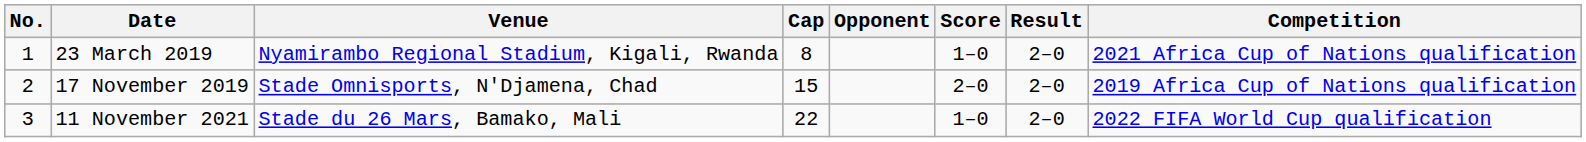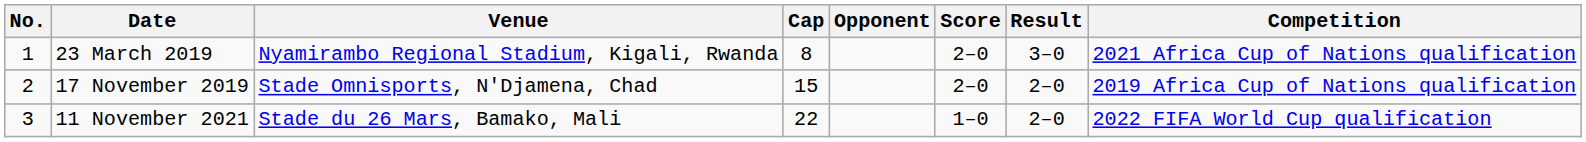(971, 54) 1–0 -> (971, 54) 2–0
(1047, 54) 2–0 -> (1047, 54) 3–0
